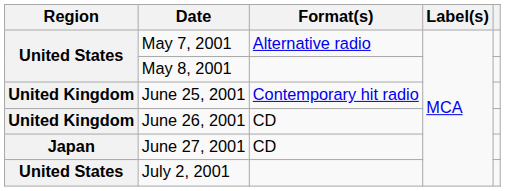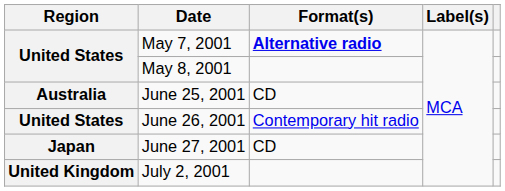(312, 43) normal -> (317, 43) bold
(71, 95) United Kingdom -> (71, 95) Australia
(336, 95) Contemporary hit radio -> (265, 95) CD
(71, 120) United Kingdom -> (71, 120) United States
(265, 120) CD -> (336, 120) Contemporary hit radio
(71, 172) United States -> (71, 172) United Kingdom
